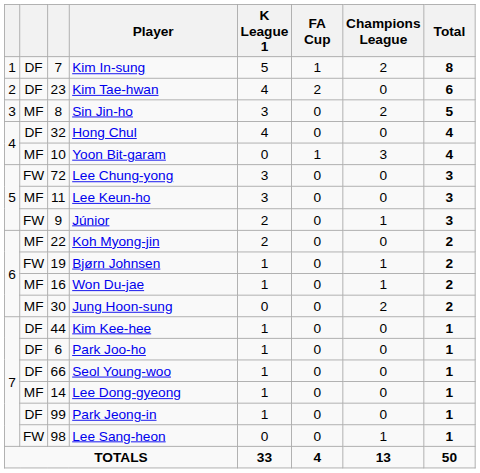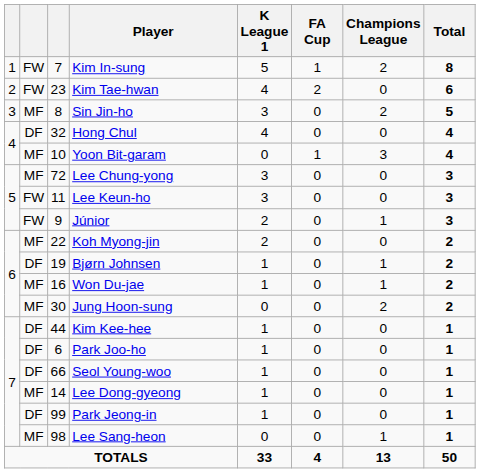(34, 68) DF -> (34, 68) FW
(34, 89) DF -> (34, 89) FW
(34, 176) FW -> (34, 176) MF
(34, 198) MF -> (34, 198) FW
(34, 263) FW -> (34, 263) DF
(34, 436) FW -> (34, 436) MF
